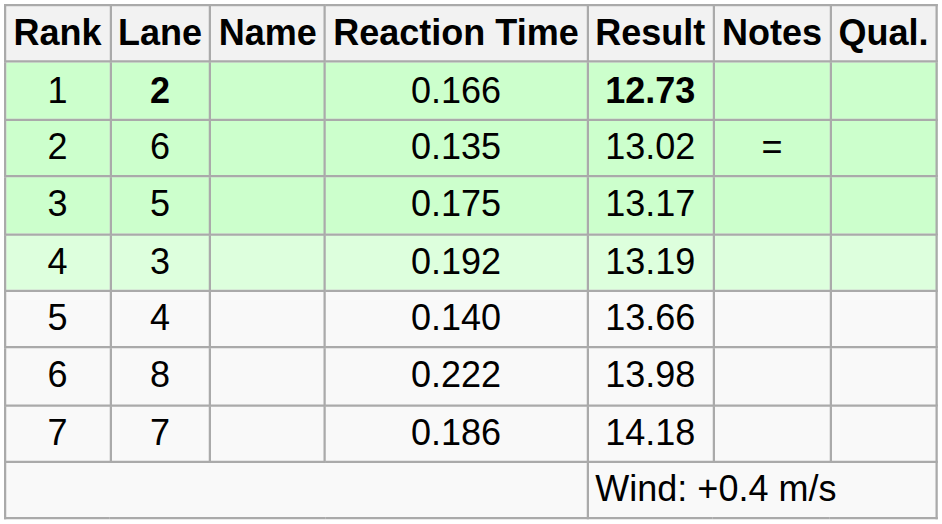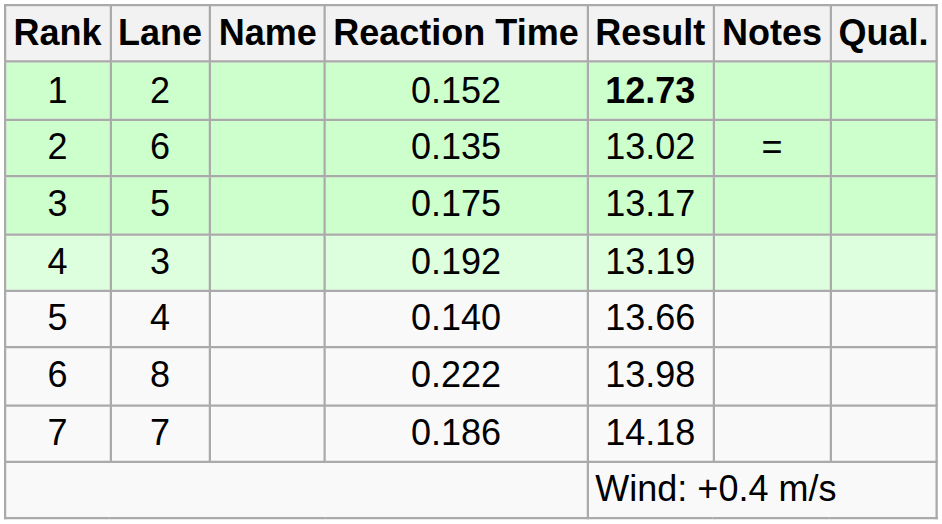(160, 90) bold -> (160, 90) normal
(456, 90) 0.166 -> (456, 90) 0.152
